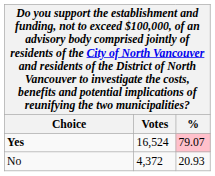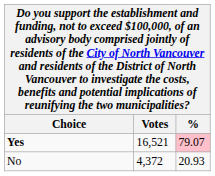(153, 142) 16,524 -> (153, 142) 16,521
